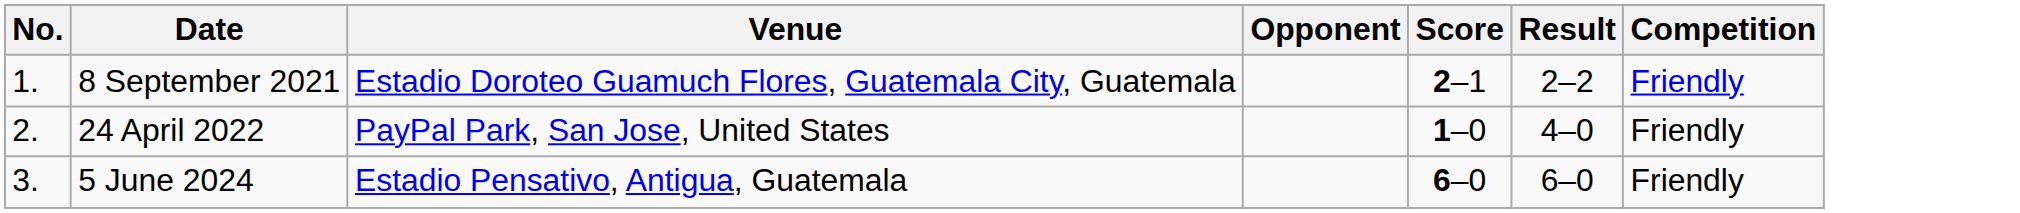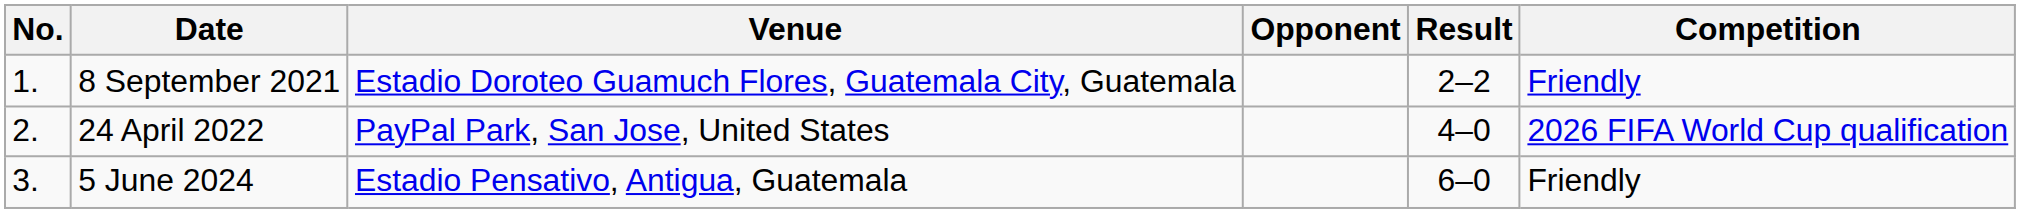- column: (1460, 29)
(1687, 130) Friendly -> (1768, 130) 2026 FIFA World Cup qualification
